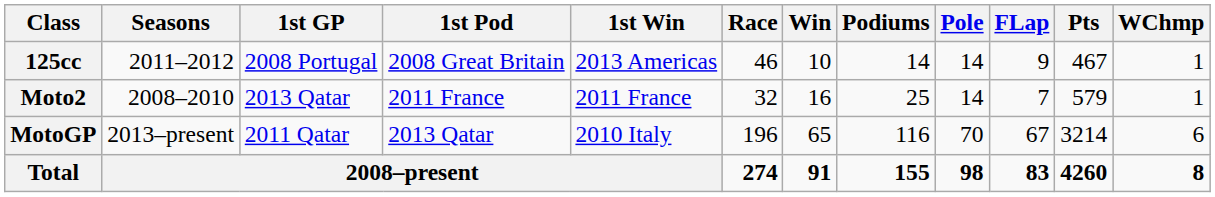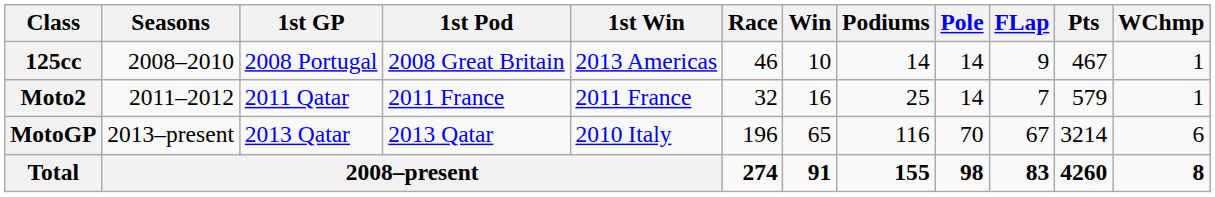(181, 60) 2011–2012 -> (181, 60) 2008–2010
(181, 97) 2008–2010 -> (181, 97) 2011–2012
(297, 97) 2013 Qatar -> (297, 97) 2011 Qatar
(297, 135) 2011 Qatar -> (297, 135) 2013 Qatar
